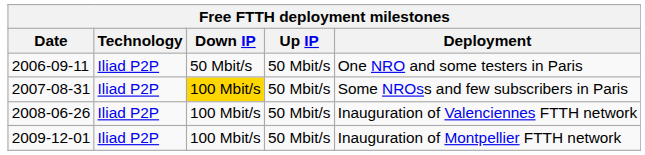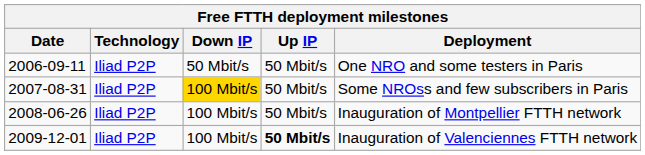(487, 114) Inauguration of Valenciennes FTTH network -> (479, 114) Inauguration of Montpellier FTTH network
(299, 138) normal -> (298, 138) bold
(479, 138) Inauguration of Montpellier FTTH network -> (487, 138) Inauguration of Valenciennes FTTH network
